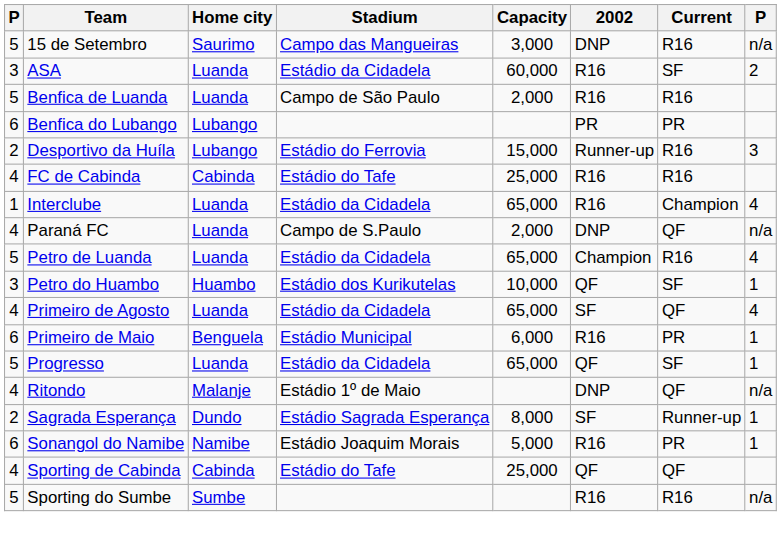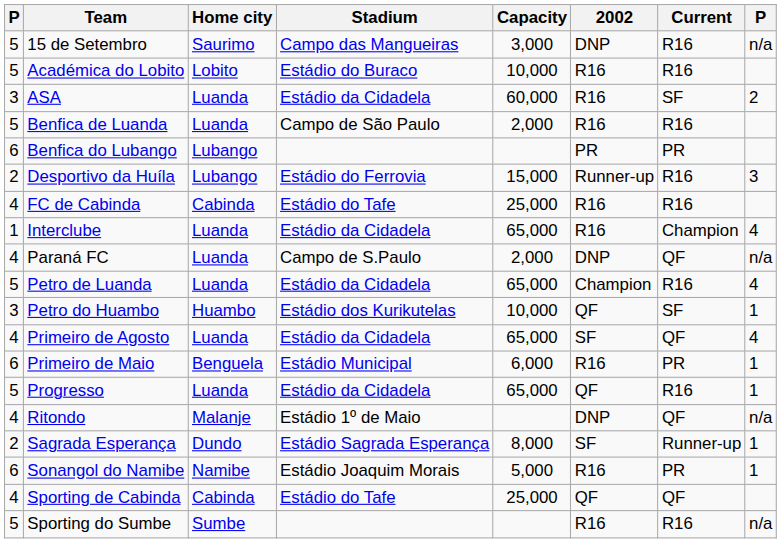+ row: (106, 71)
(673, 364) SF -> (677, 390) R16
